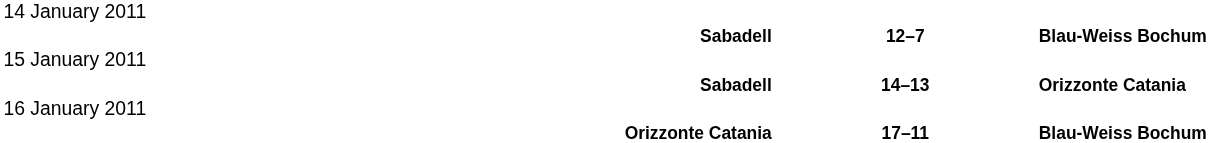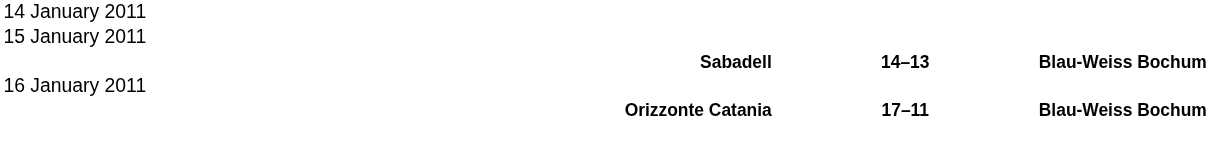- row: (736, 36)
(1112, 85) Orizzonte Catania -> (1123, 62) Blau-Weiss Bochum
